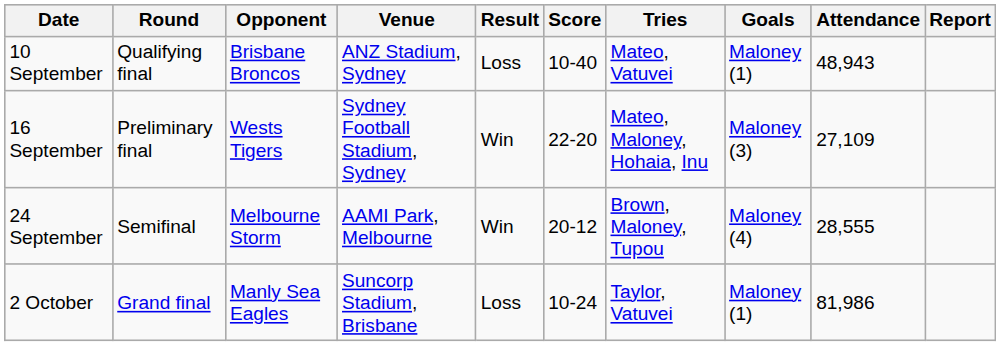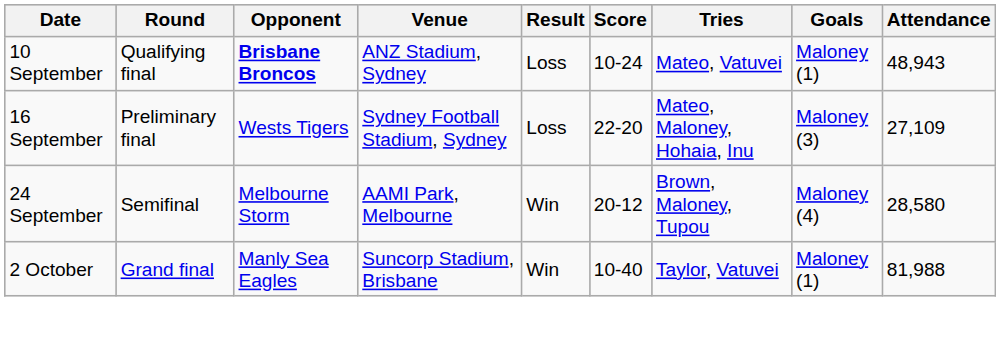- column: (960, 21)
(268, 63) normal -> (279, 63) bold
(573, 63) 10-40 -> (618, 63) 10-24
(497, 139) Win -> (546, 128) Loss
(845, 226) 28,555 -> (916, 204) 28,580
(501, 302) Loss -> (543, 269) Win
(573, 302) 10-24 -> (618, 269) 10-40
(845, 302) 81,986 -> (916, 269) 81,988
